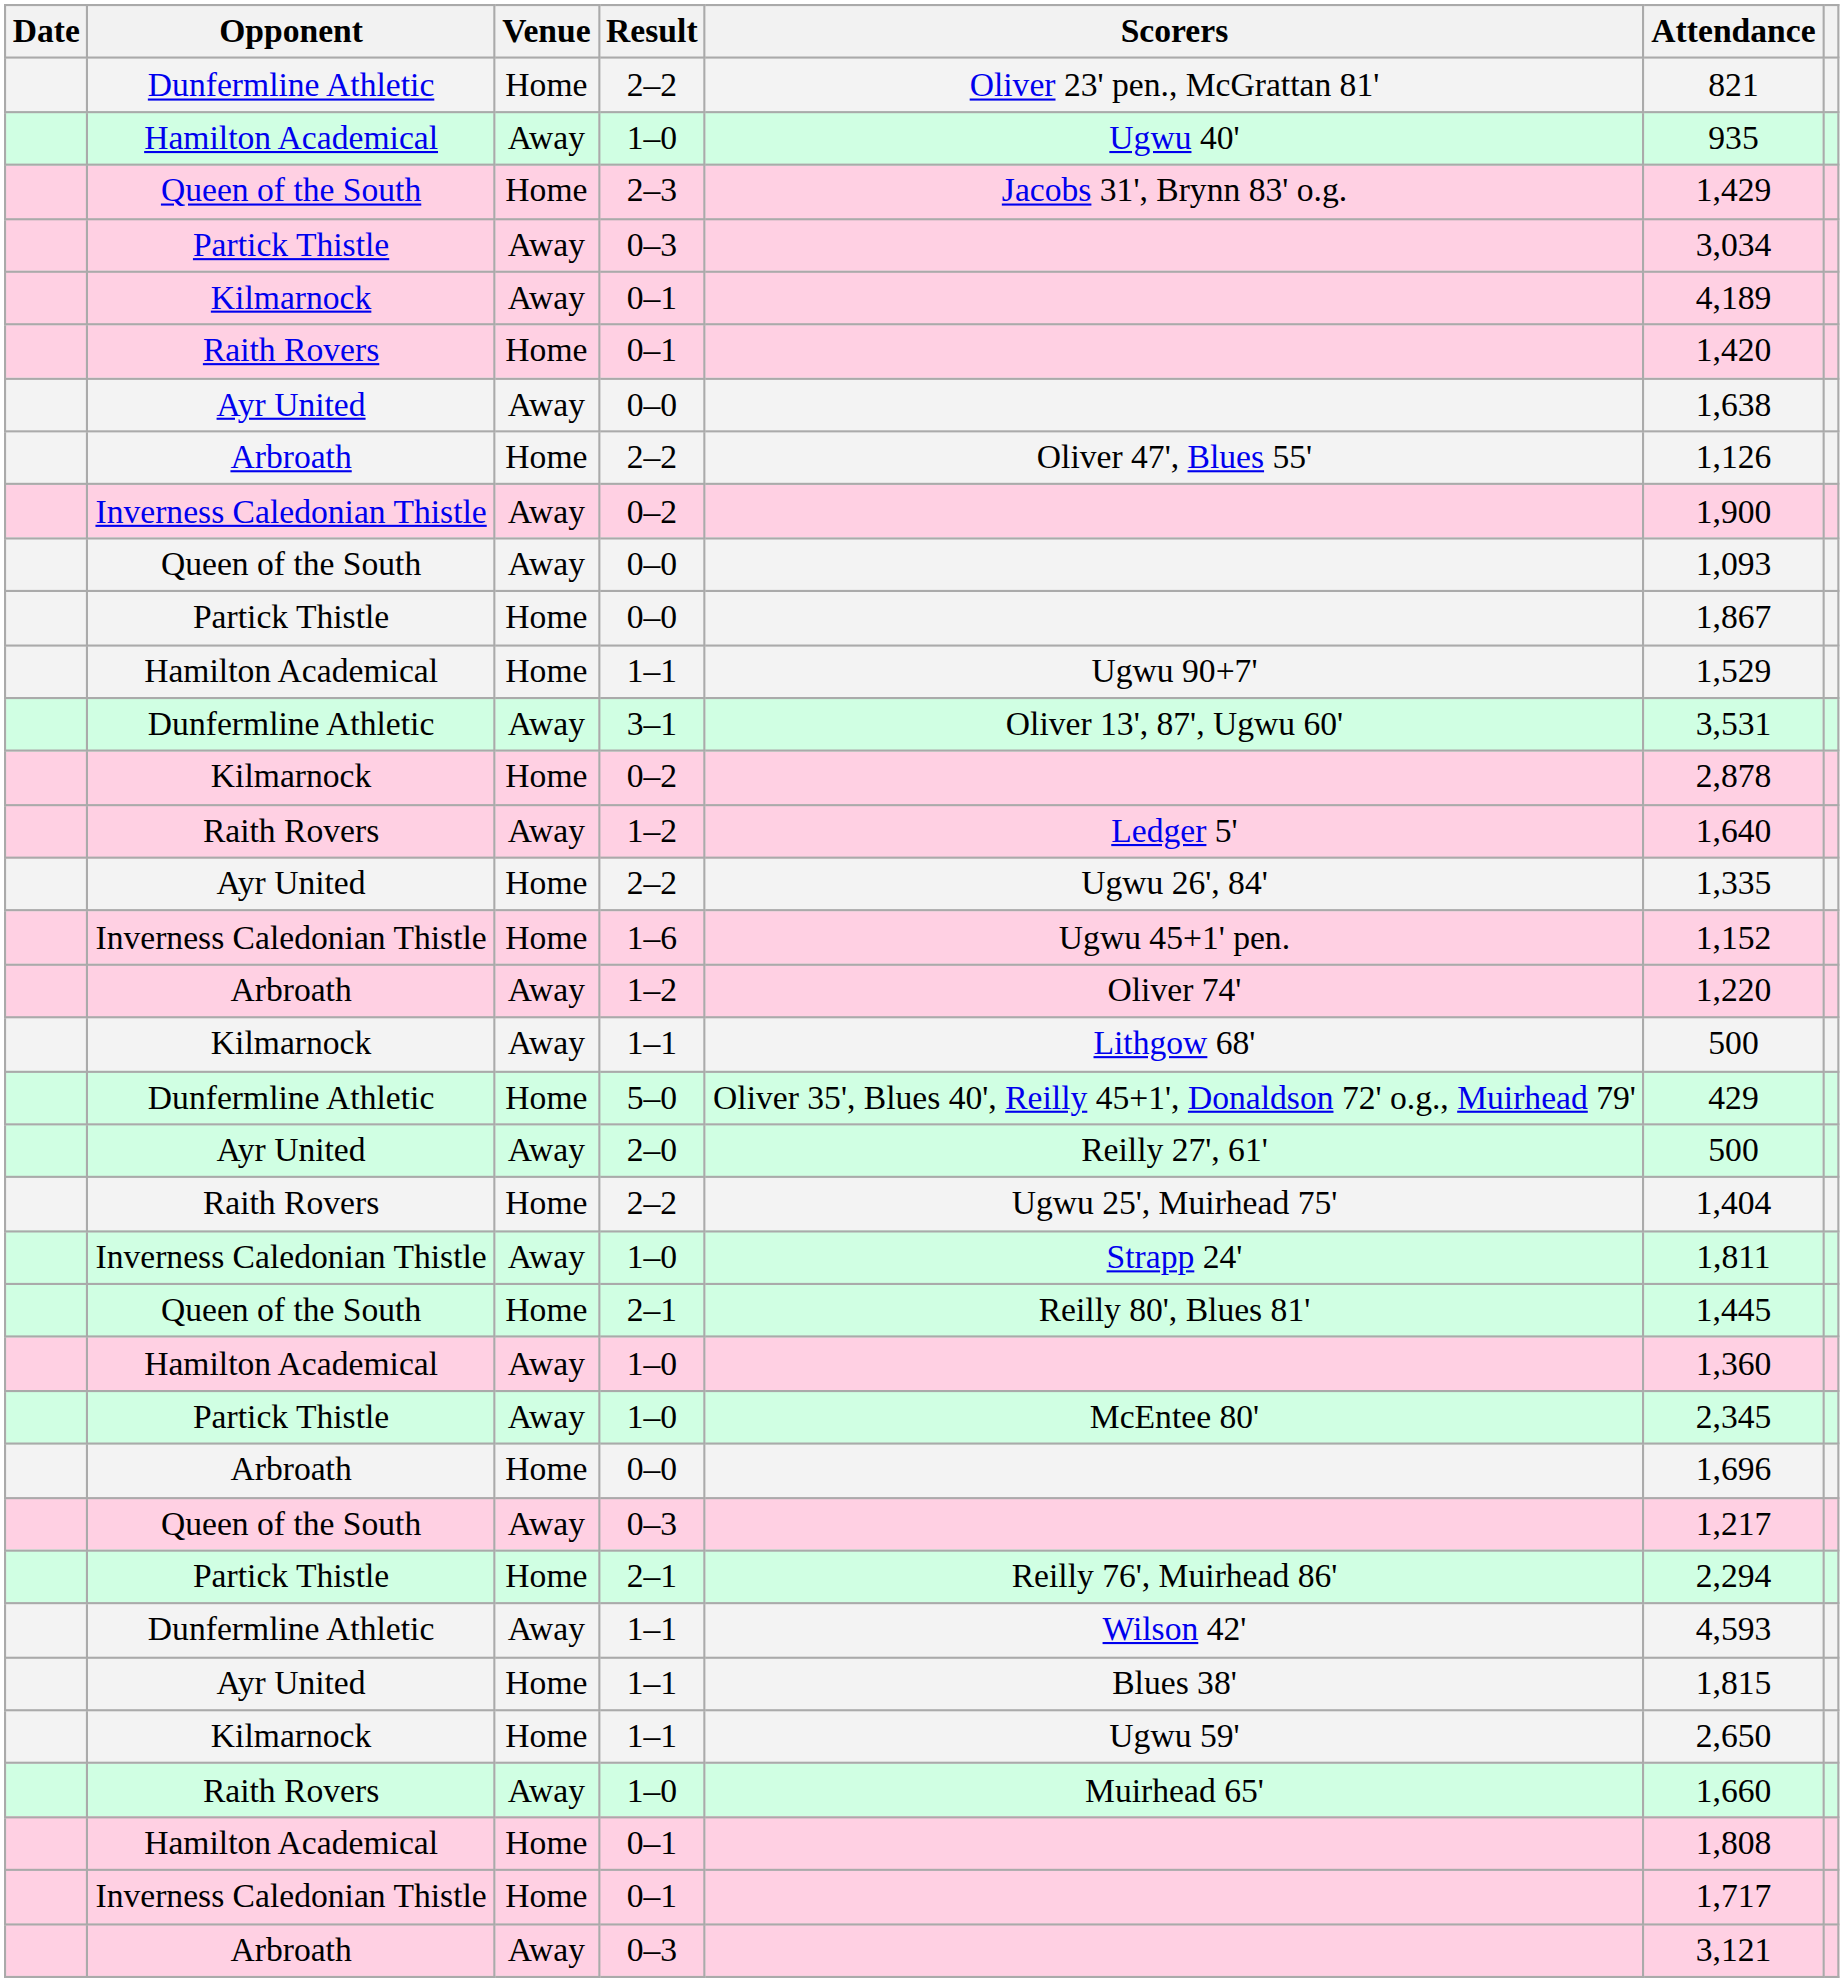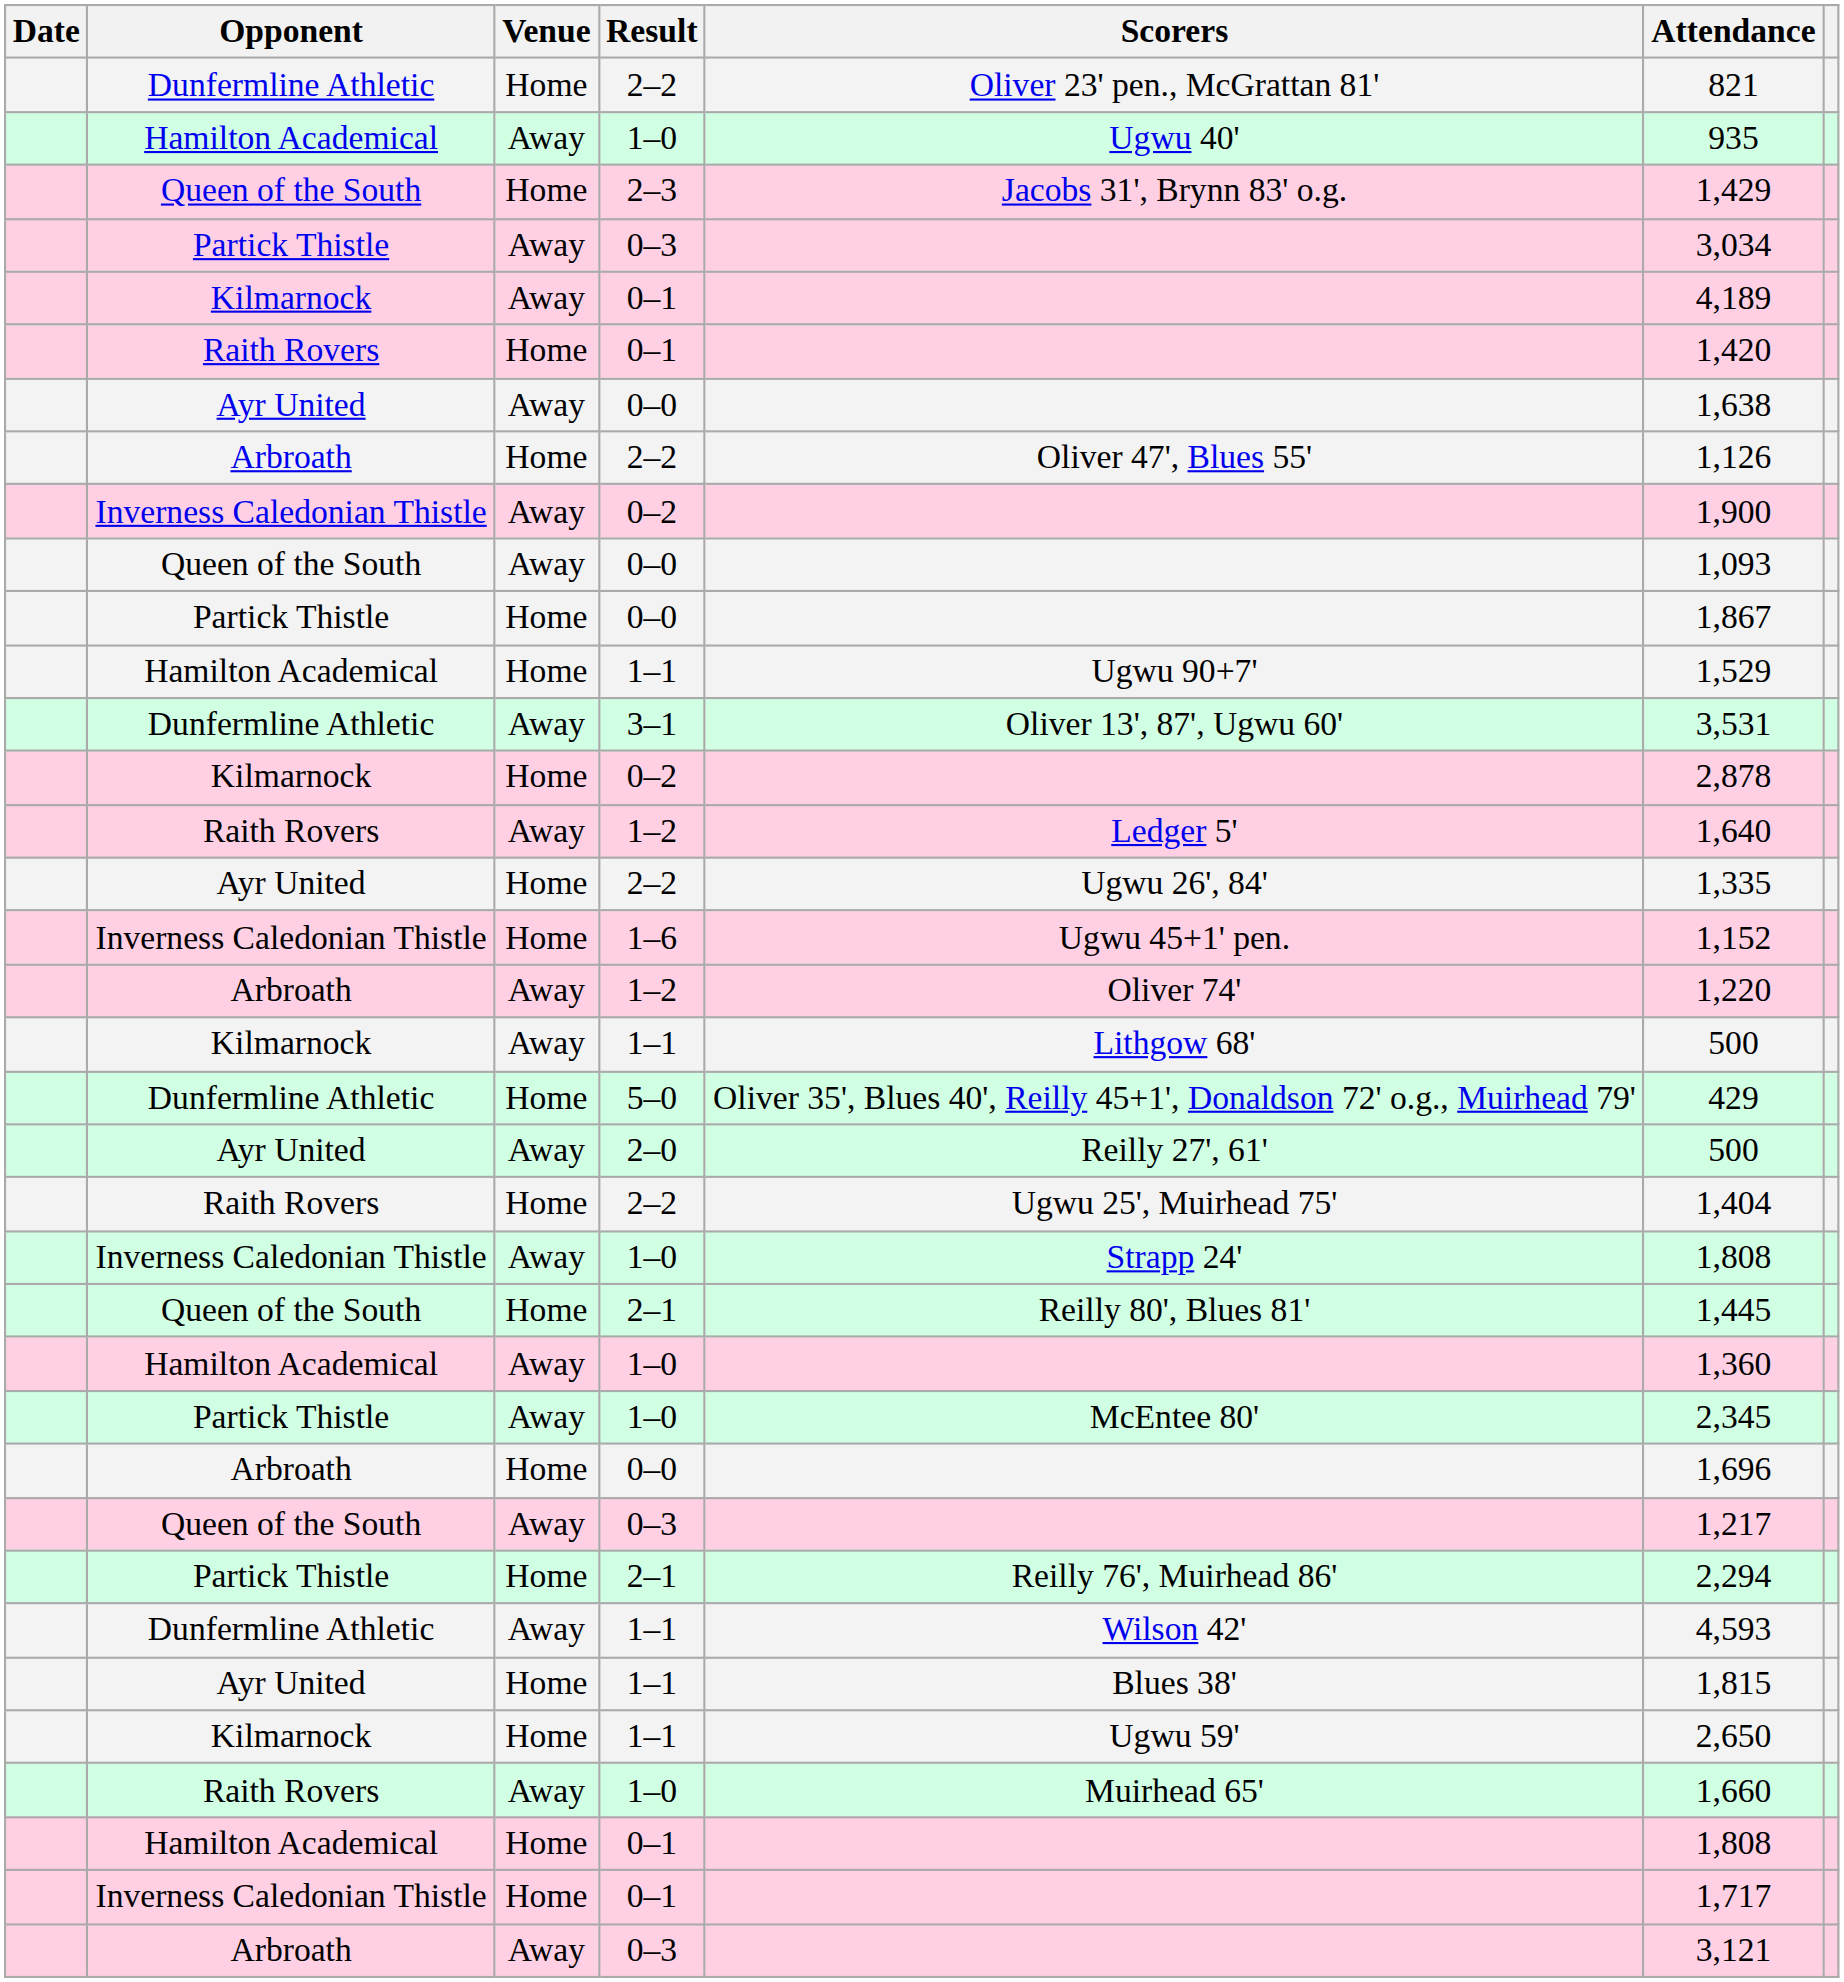(1733, 1256) 1,811 -> (1733, 1256) 1,808
